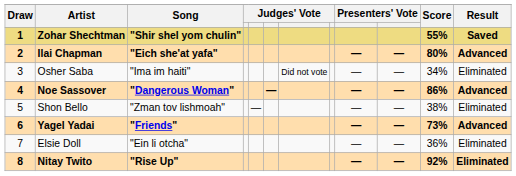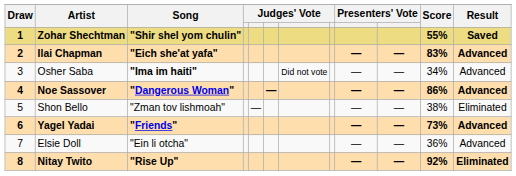(437, 54) 80% -> (437, 54) 83%
(160, 72) normal -> (163, 72) bold
(482, 72) Eliminated -> (482, 72) Advanced
(482, 144) Eliminated -> (482, 144) Advanced
